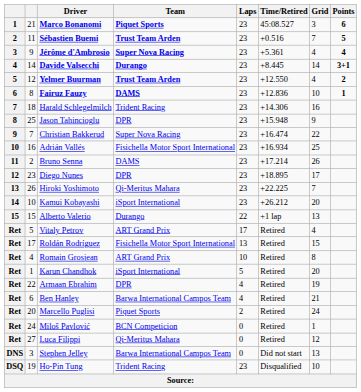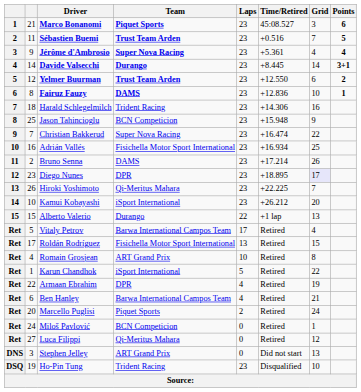(314, 79) 4 -> (314, 79) 6
(124, 120) DPR -> (146, 120) BCN Competicion
(316, 175) no background -> (316, 175) lavender background
(143, 229) ART Grand Prix -> (173, 229) Barwa International Campos Team
(316, 270) 20 -> (316, 270) 22
(173, 353) Barwa International Campos Team -> (143, 353) ART Grand Prix
